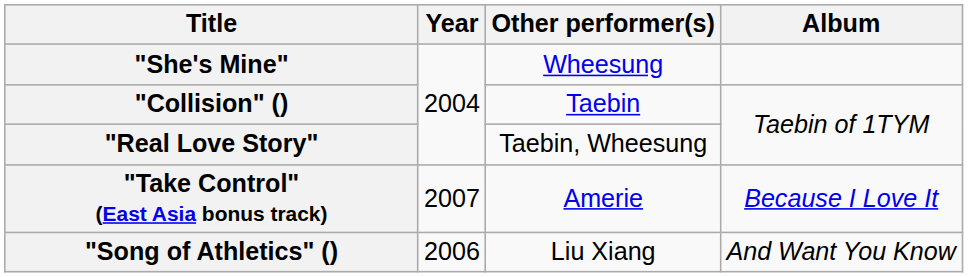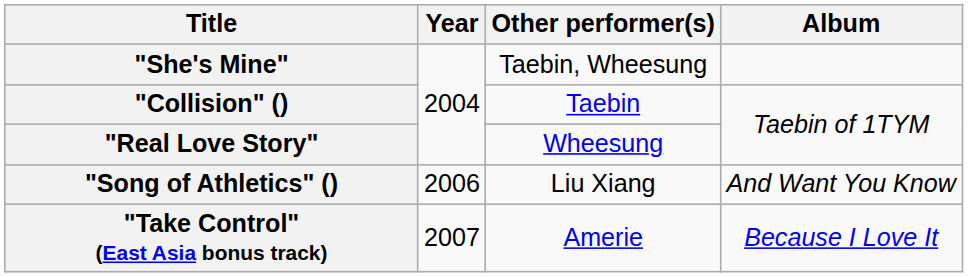(603, 64) Wheesung -> (603, 64) Taebin, Wheesung
(603, 143) Taebin, Wheesung -> (603, 143) Wheesung
rows swapped: (212, 251) <-> (212, 197)
